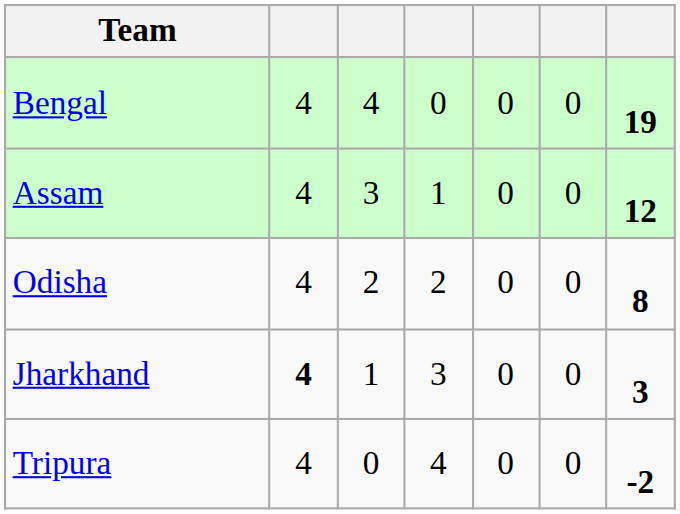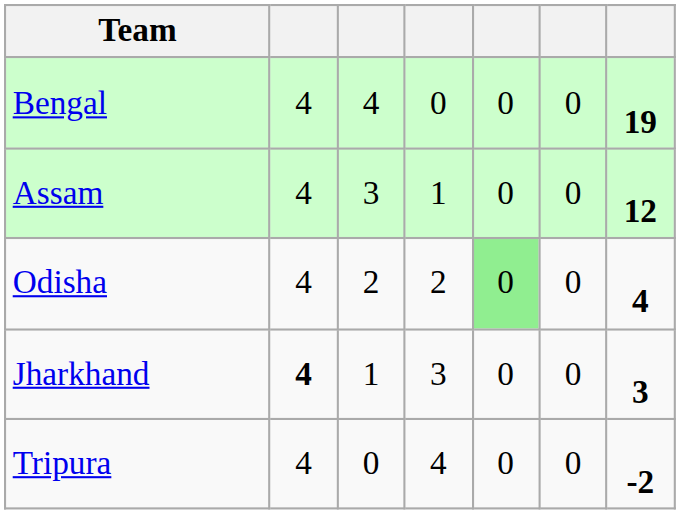(506, 282) no background -> (506, 282) lightgreen background
(640, 301) 8 -> (640, 301) 4
